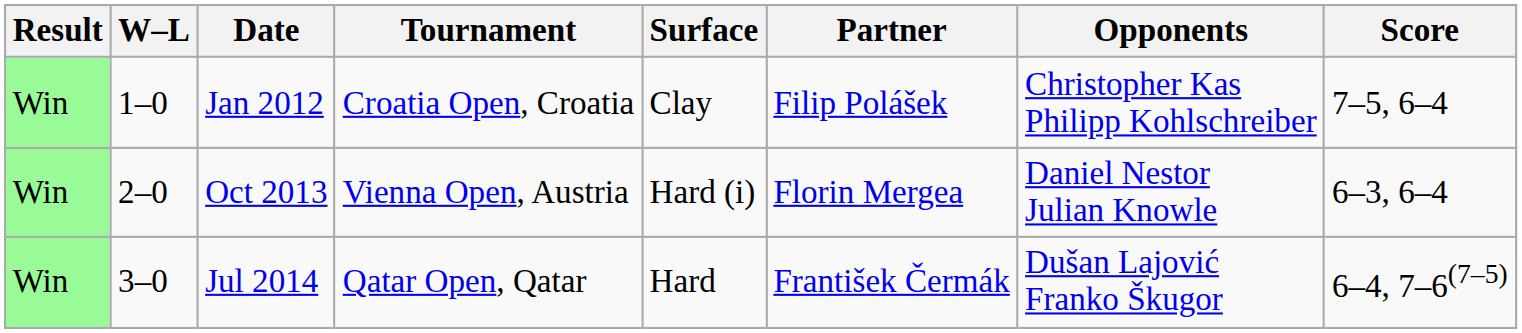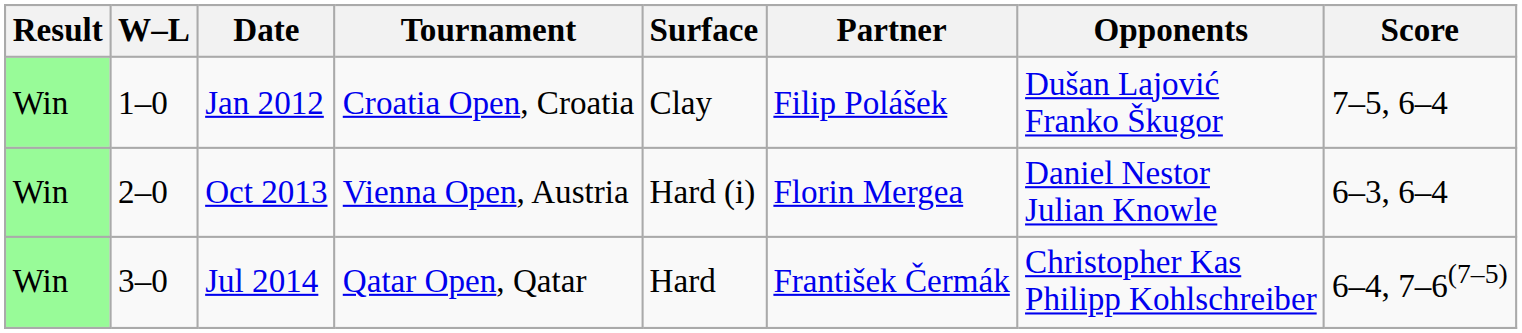(1171, 101) Christopher Kas Philipp Kohlschreiber -> (1124, 101) Dušan Lajović Franko Škugor
(1124, 281) Dušan Lajović Franko Škugor -> (1171, 281) Christopher Kas Philipp Kohlschreiber
